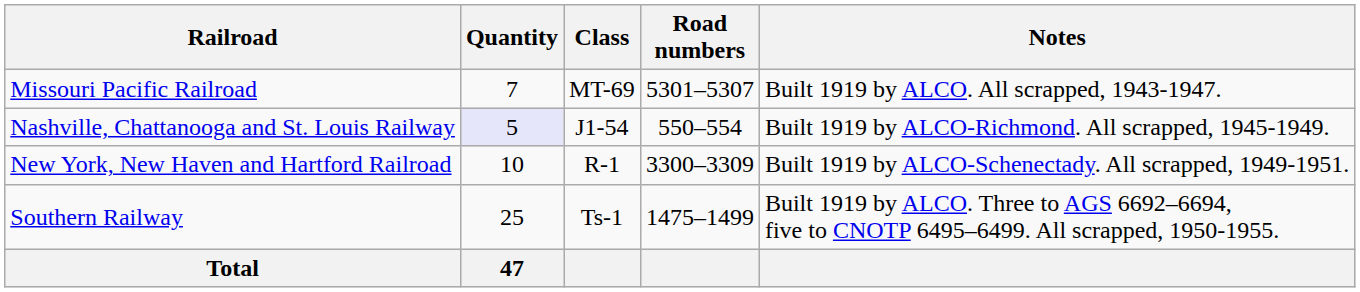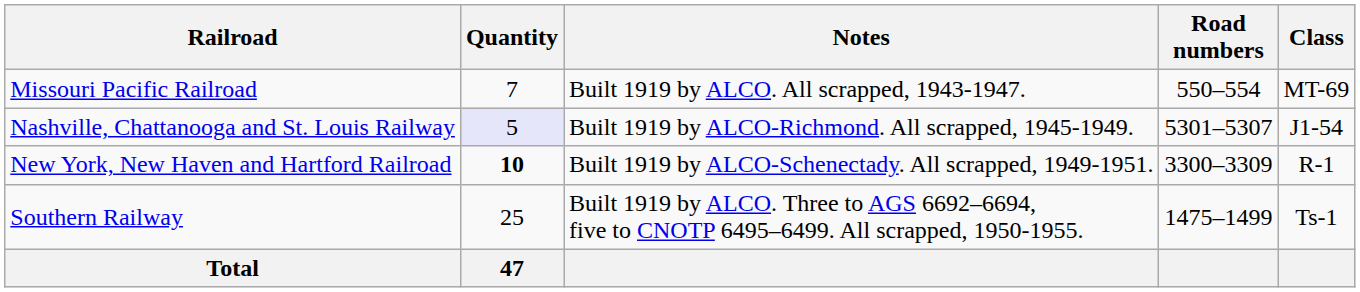columns swapped: (602, 37) <-> (1057, 37)
(700, 88) 5301–5307 -> (1218, 88) 550–554
(700, 126) 550–554 -> (1218, 126) 5301–5307
(512, 164) normal -> (512, 164) bold
